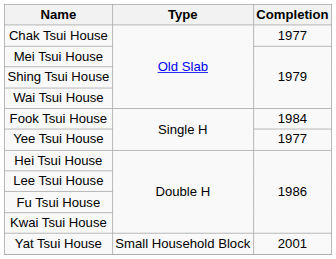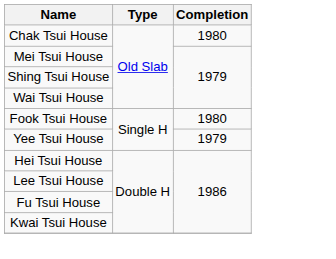(292, 35) 1977 -> (212, 35) 1980
(292, 118) 1984 -> (212, 118) 1980
(292, 139) 1977 -> (212, 139) 1979
- row: (58, 243)
